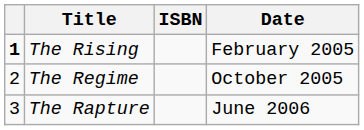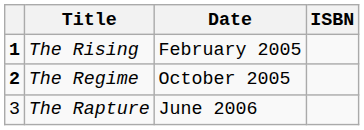columns swapped: (283, 20) <-> (181, 20)
(15, 79) normal -> (15, 79) bold
